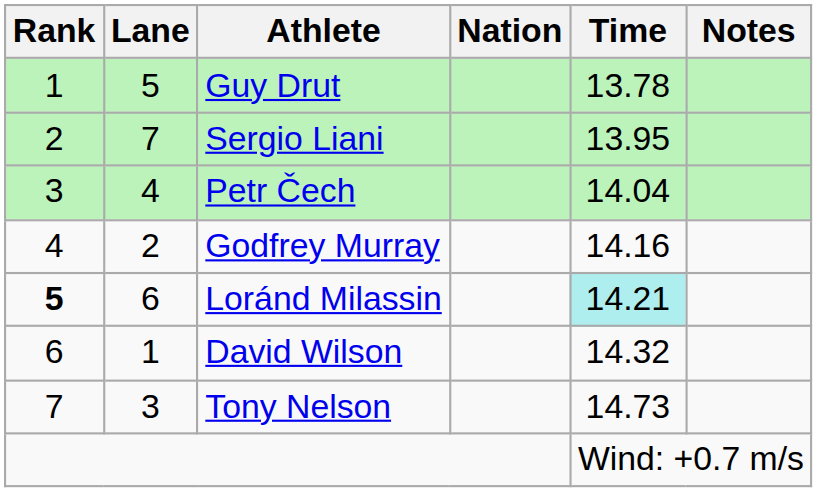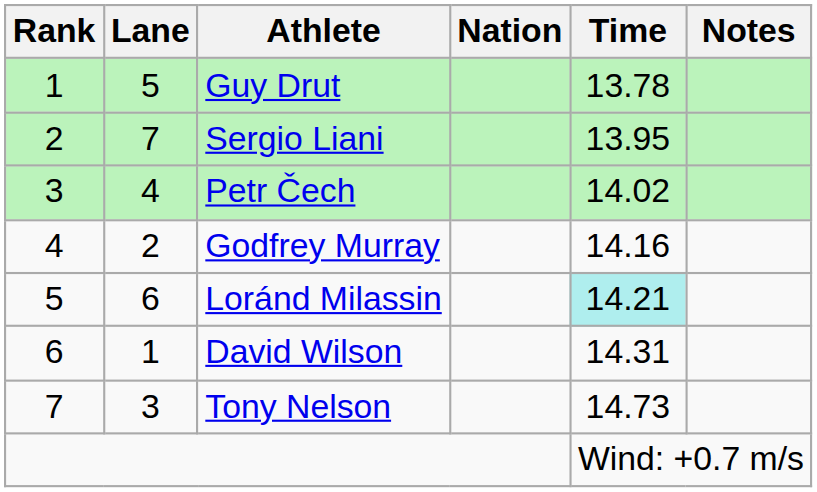(628, 191) 14.04 -> (628, 191) 14.02
(54, 298) bold -> (54, 298) normal
(628, 352) 14.32 -> (628, 352) 14.31
